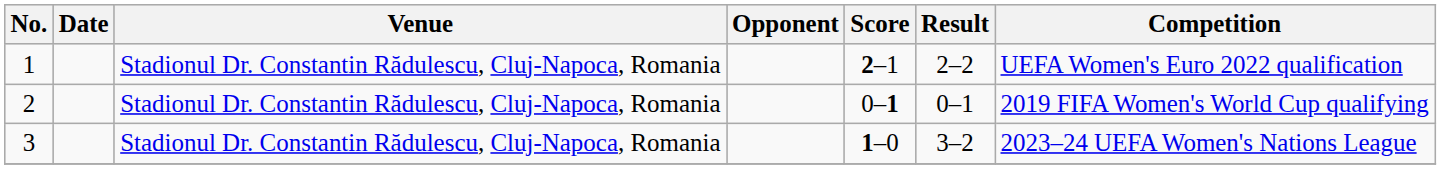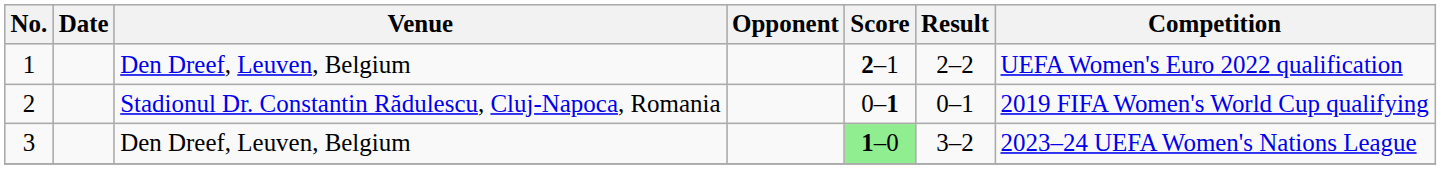(420, 63) Stadionul Dr. Constantin Rădulescu, Cluj-Napoca, Romania -> (265, 63) Den Dreef, Leuven, Belgium
(420, 143) Stadionul Dr. Constantin Rădulescu, Cluj-Napoca, Romania -> (265, 143) Den Dreef, Leuven, Belgium
(880, 143) no background -> (880, 143) lightgreen background
